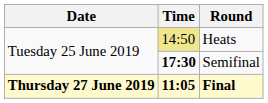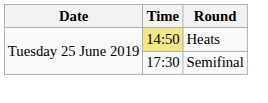(179, 62) bold -> (163, 62) normal
- row: (219, 86)
